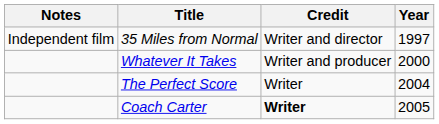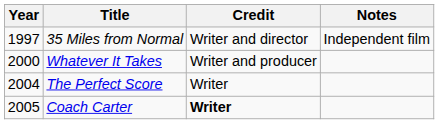columns swapped: (414, 15) <-> (61, 15)
